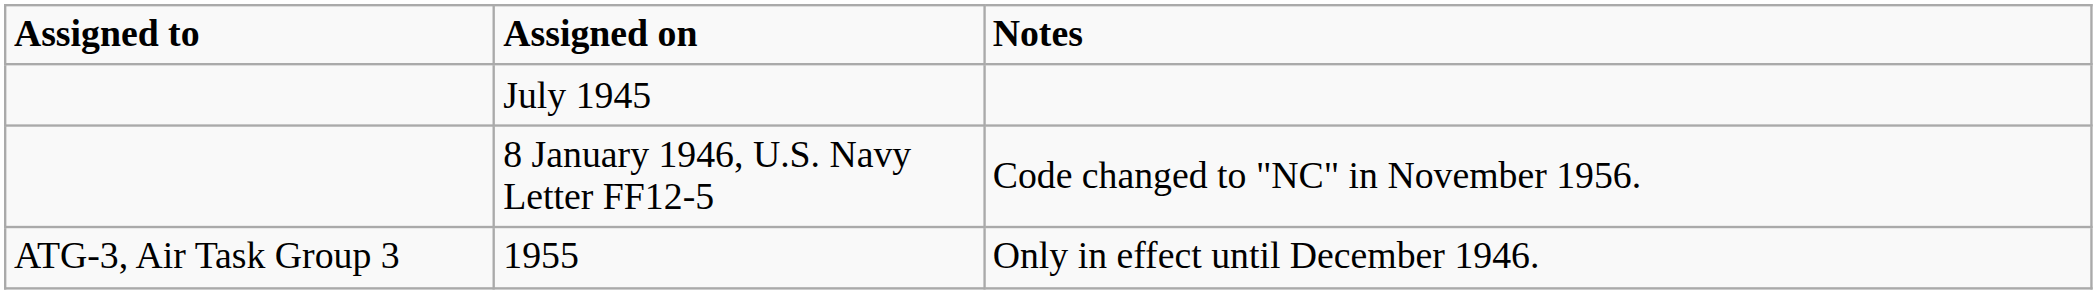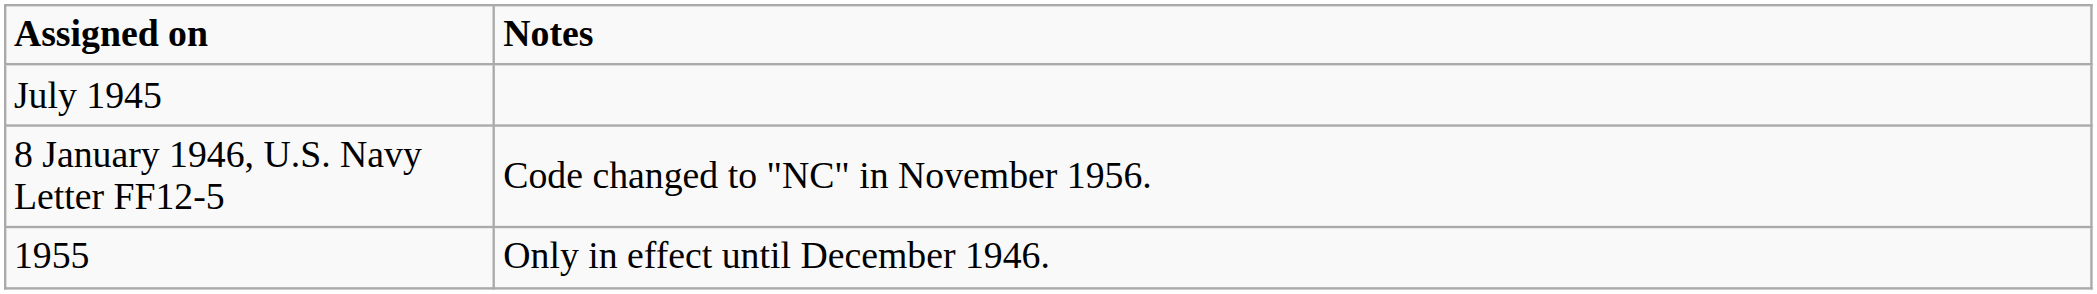- column: (107, 34)
